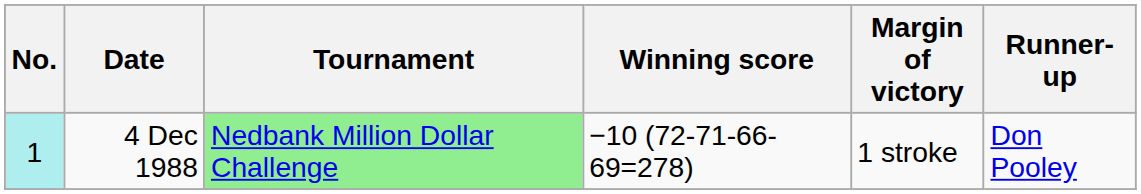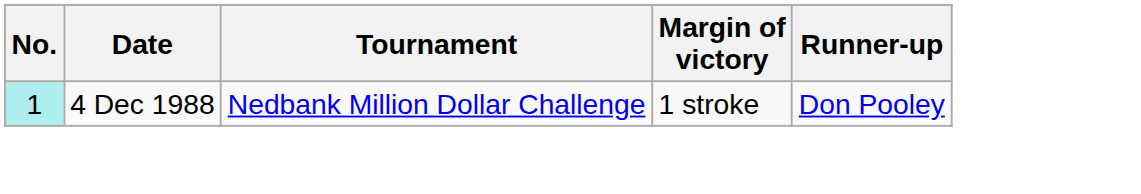- column: (717, 59)
(352, 151) lightgreen background -> (437, 104) no background
